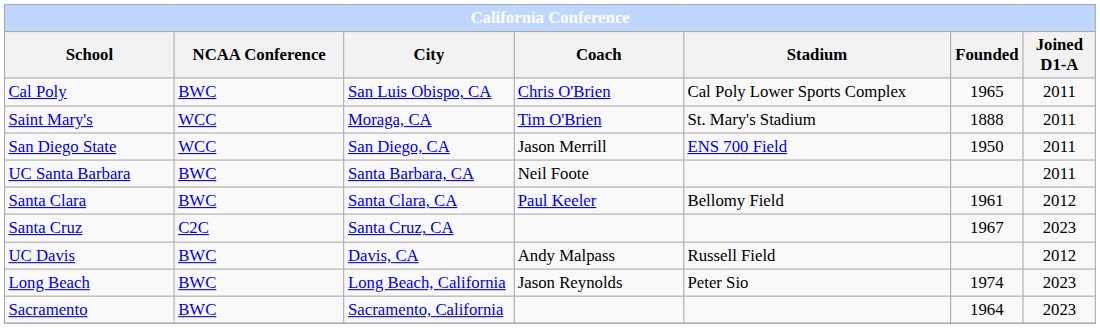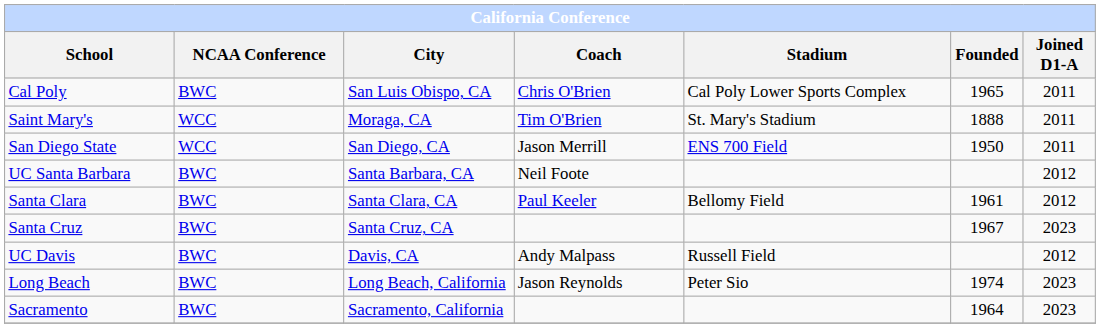(1059, 173) 2011 -> (1059, 173) 2012
(194, 227) C2C -> (197, 227) BWC
